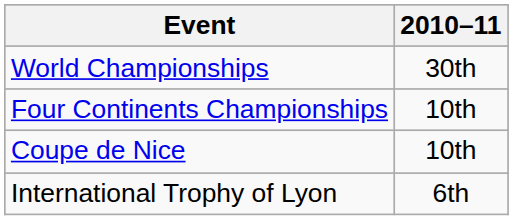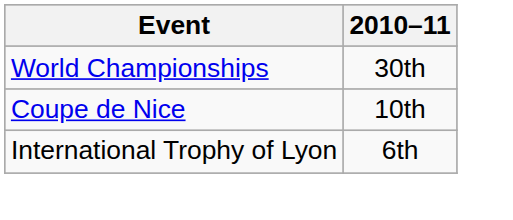- row: (199, 109)
